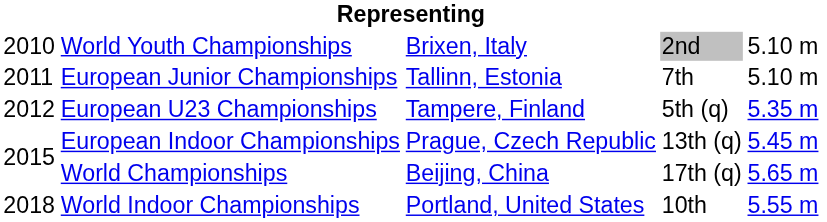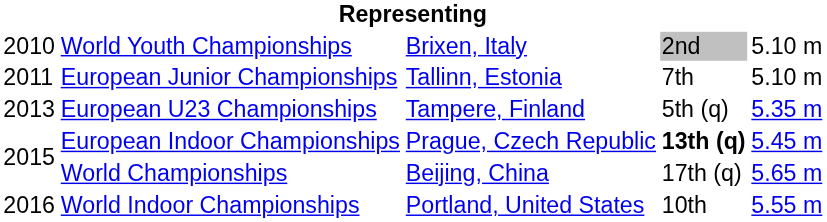(29, 109) 2012 -> (29, 109) 2013
(702, 141) normal -> (704, 141) bold
(29, 205) 2018 -> (29, 205) 2016
